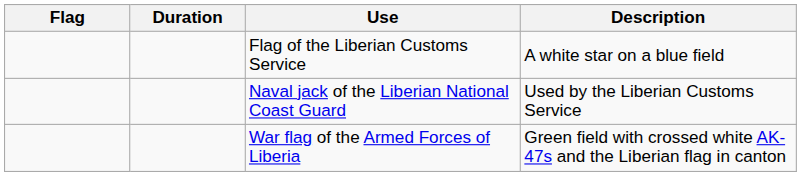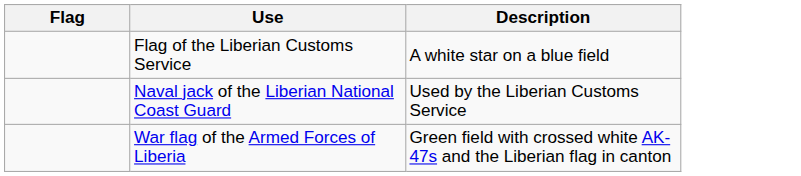- column: (188, 18)
